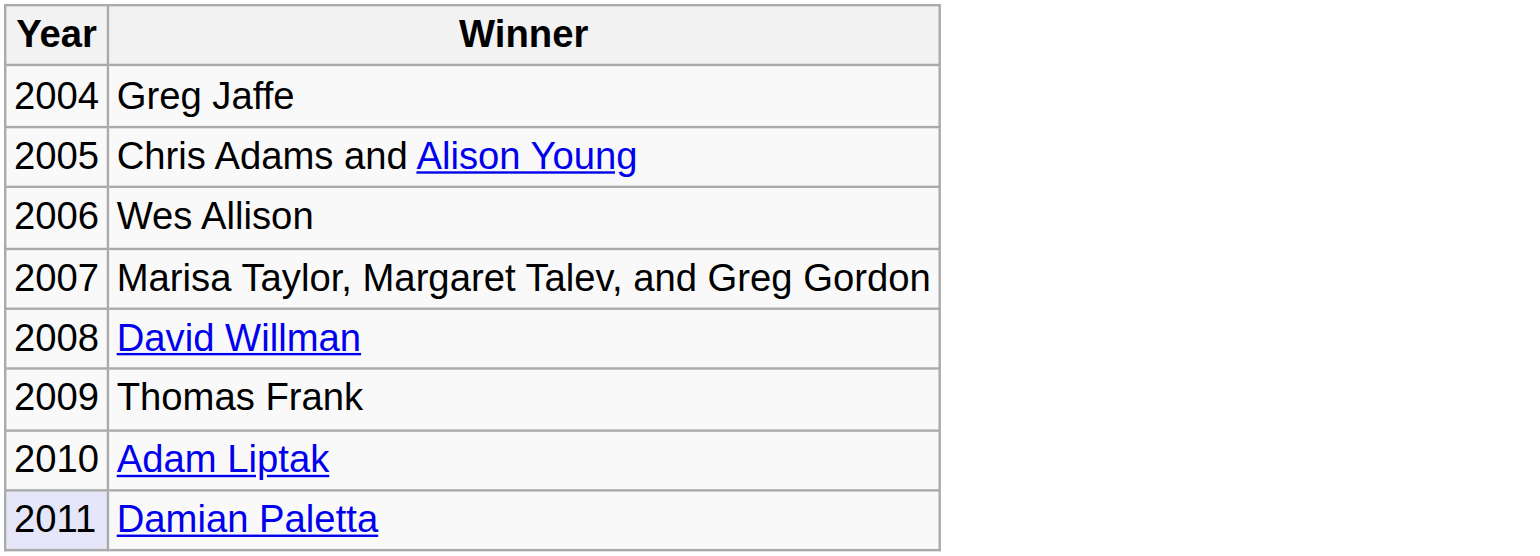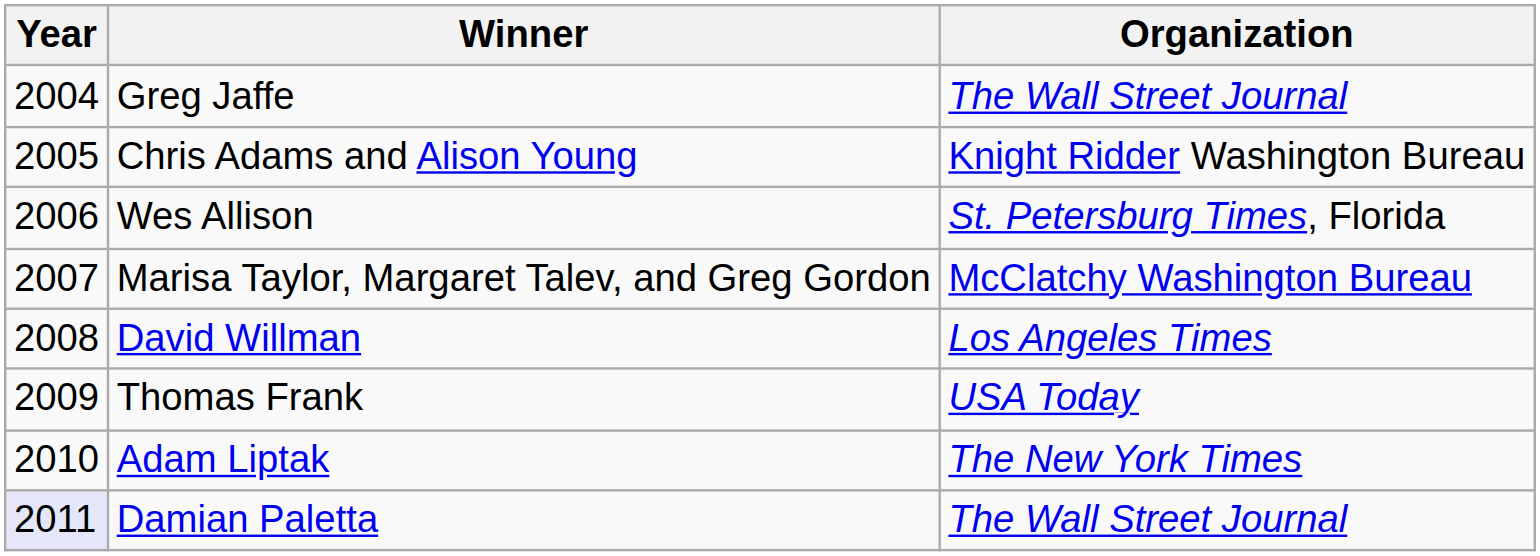+ column: (1237, 34)
